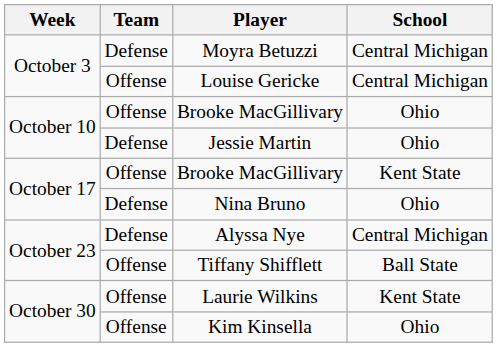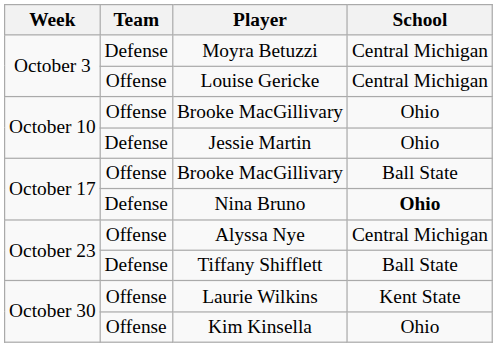(420, 173) Kent State -> (420, 173) Ball State
(420, 204) normal -> (420, 204) bold
(136, 234) Defense -> (136, 234) Offense
(136, 265) Offense -> (136, 265) Defense
